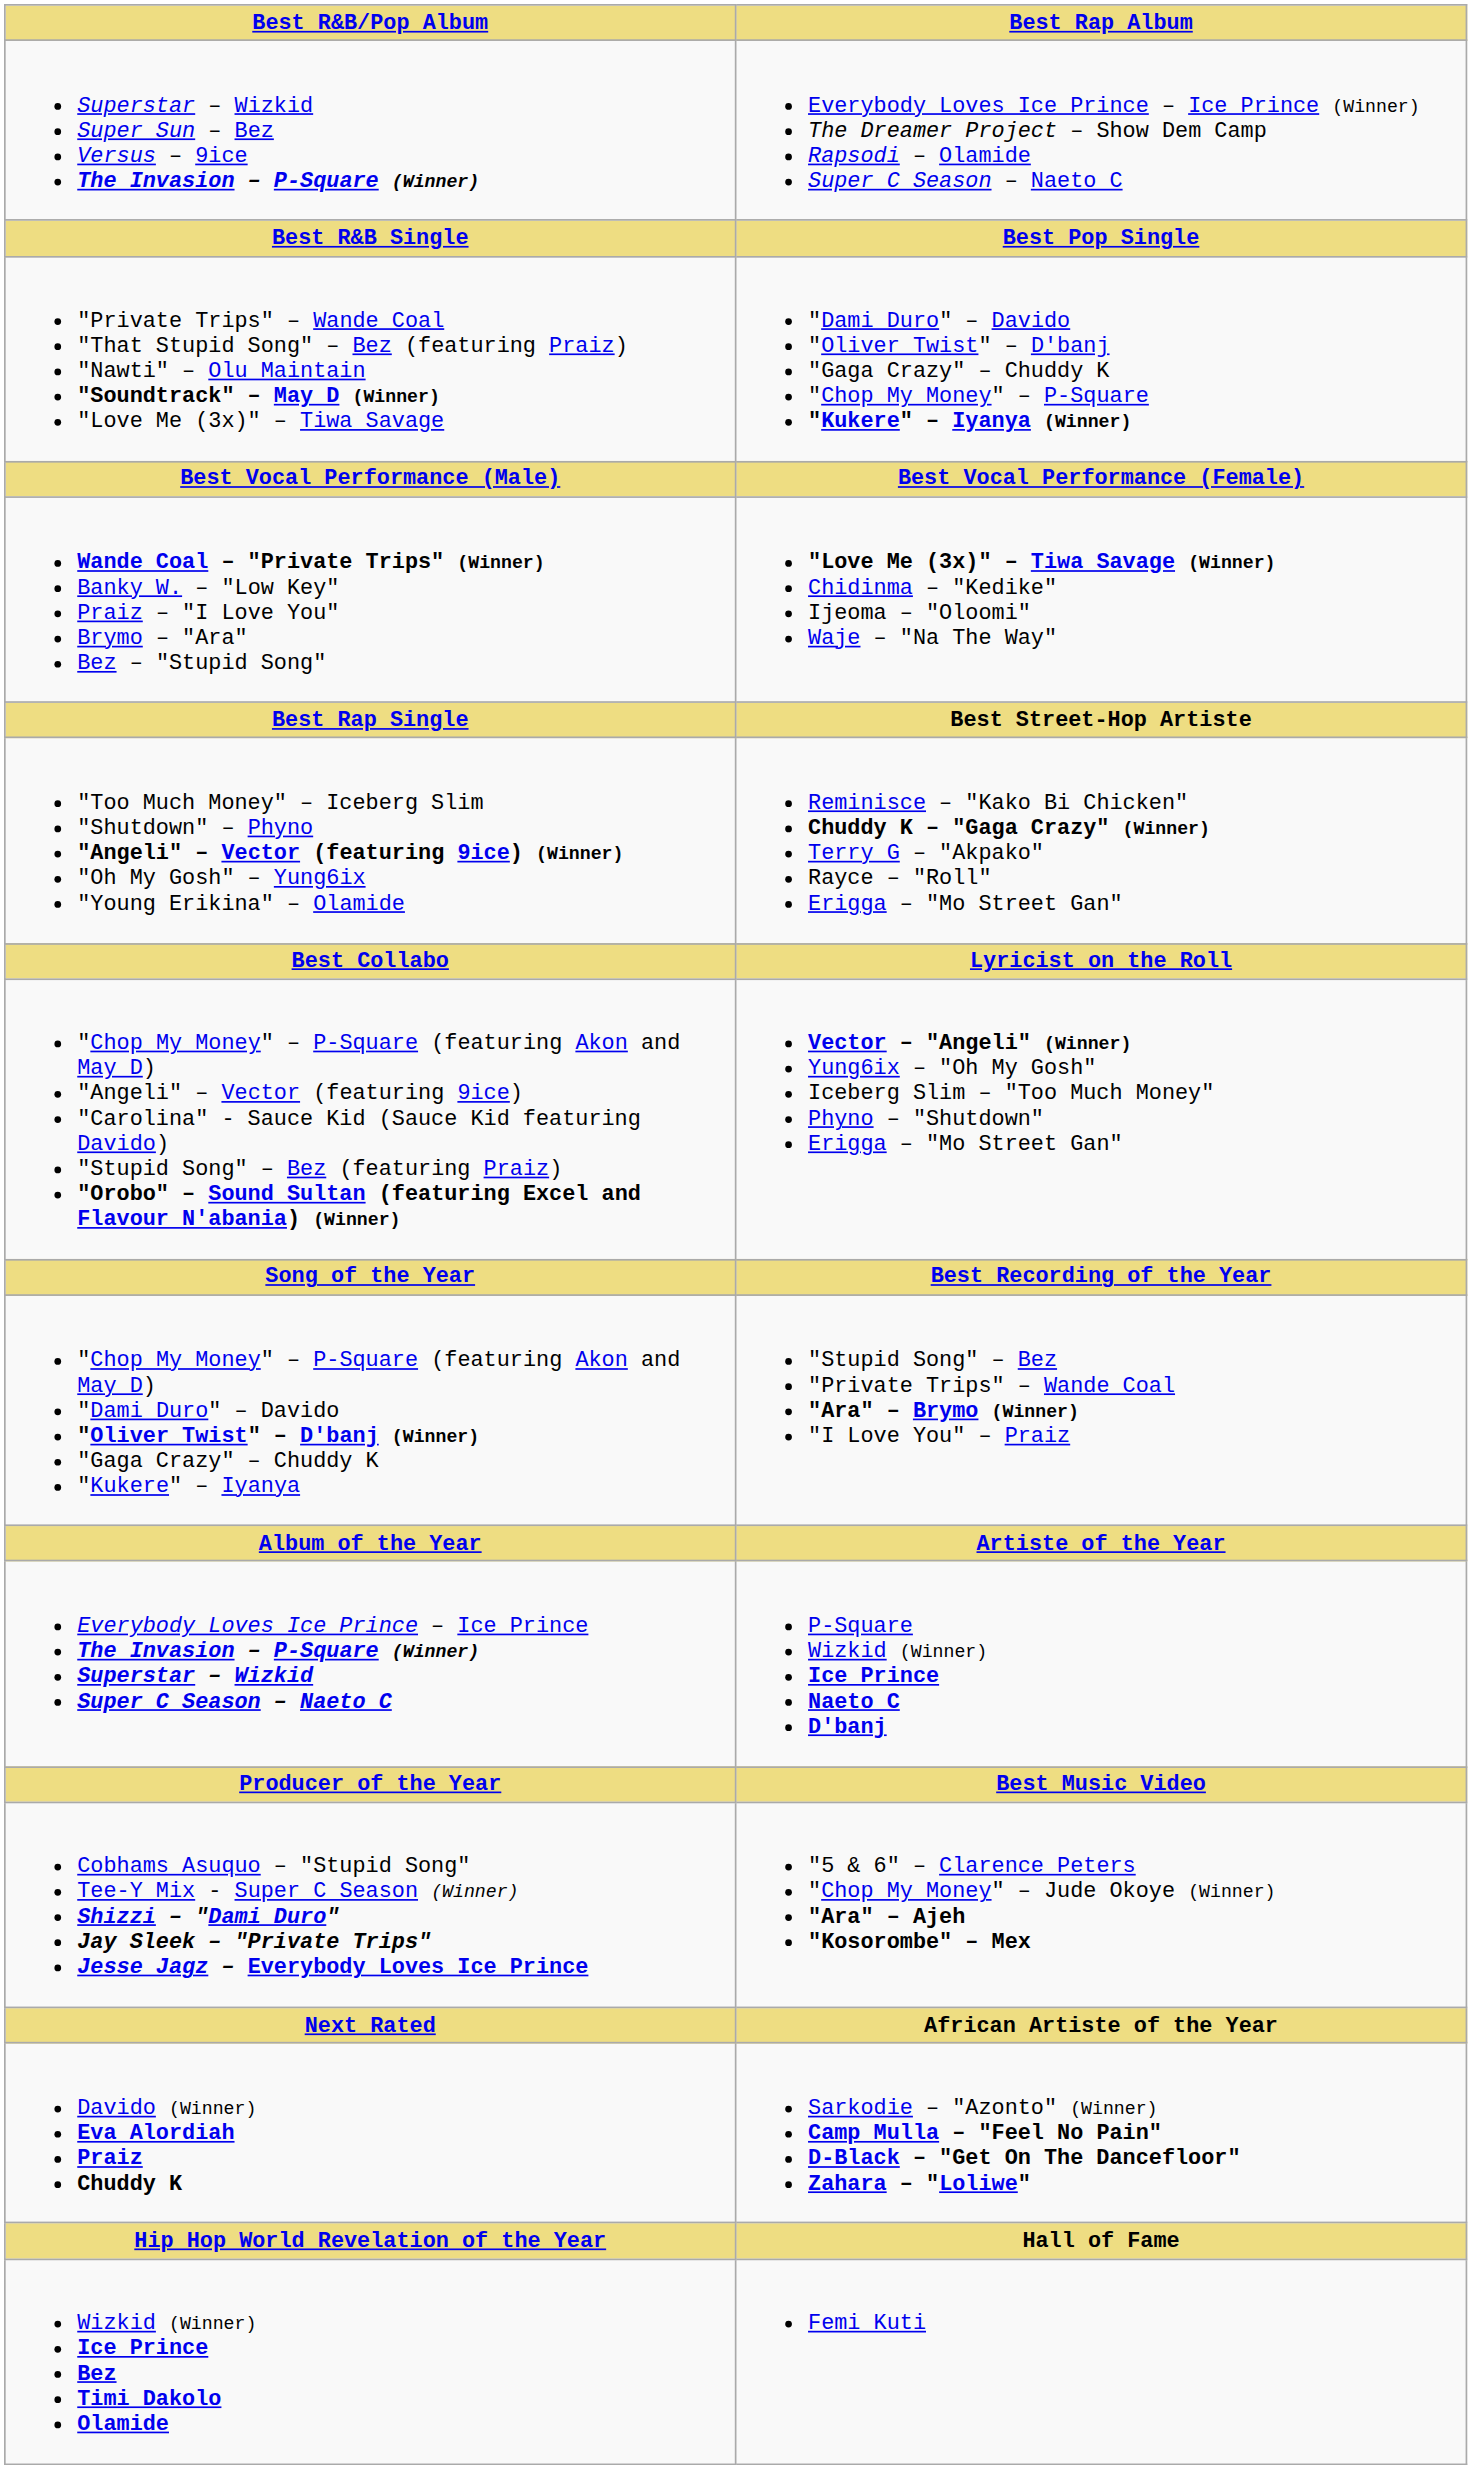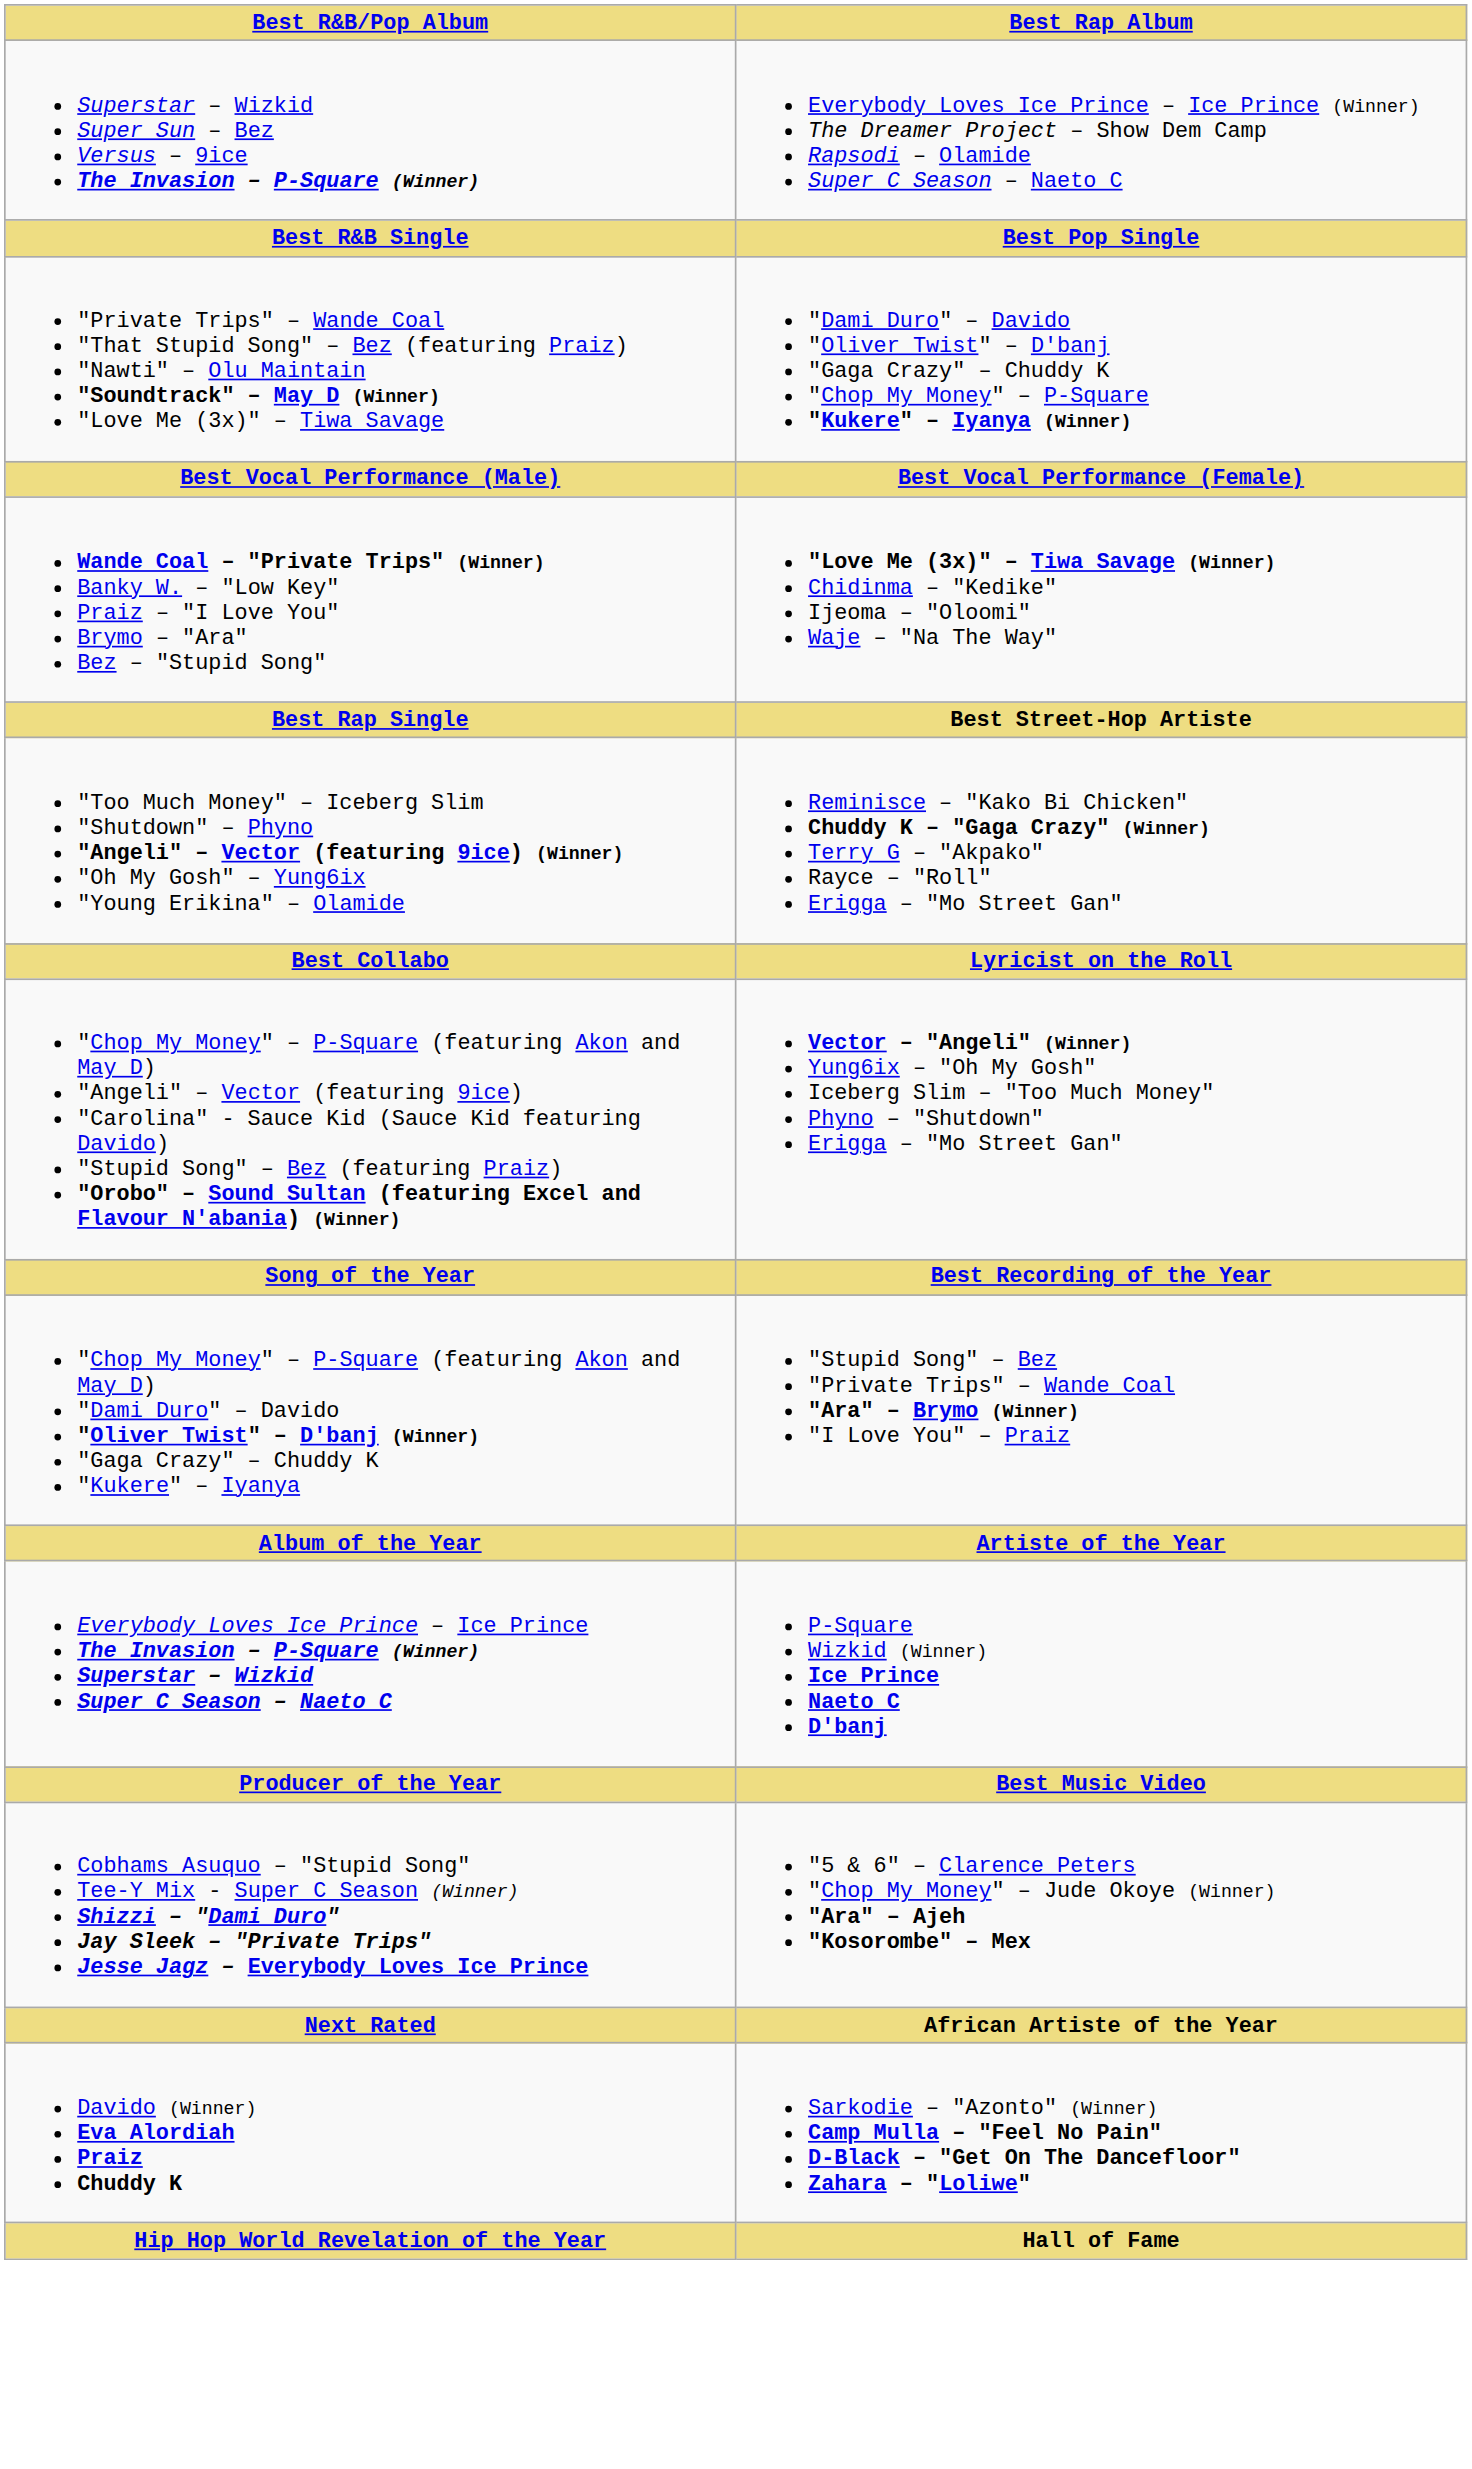- row: (370, 2374)
